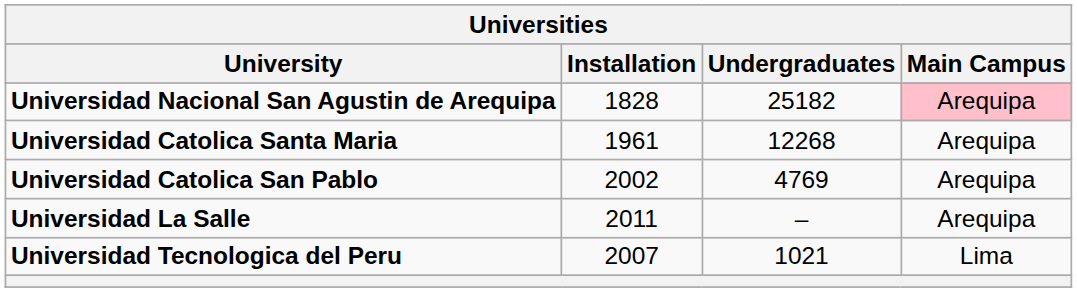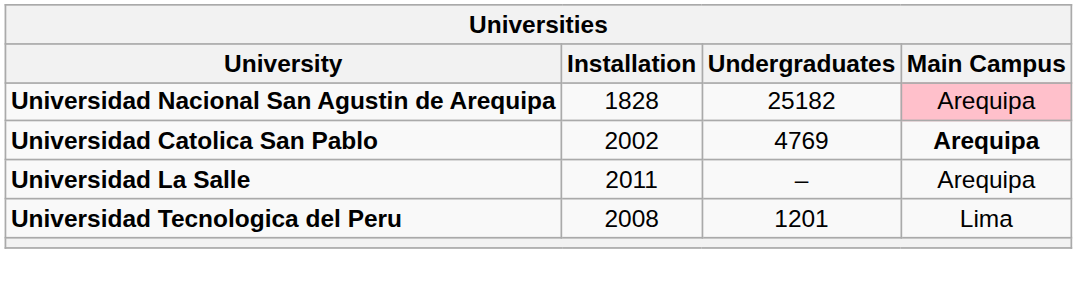- row: (204, 141)
(986, 179) normal -> (986, 141) bold
(632, 257) 2007 -> (632, 218) 2008
(802, 257) 1021 -> (802, 218) 1201
